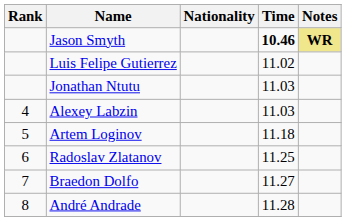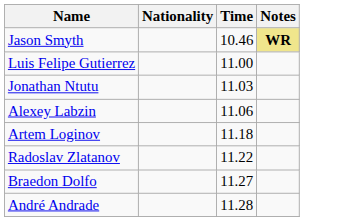- column: (25, 16)
(278, 39) bold -> (237, 39) normal
(278, 63) 11.02 -> (237, 63) 11.00
(278, 110) 11.03 -> (237, 110) 11.06
(278, 157) 11.25 -> (237, 157) 11.22
